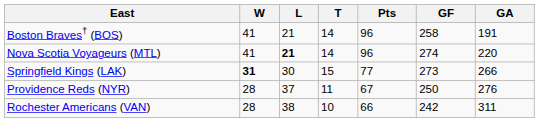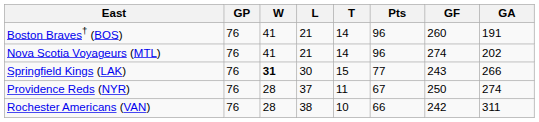+ column: (242, 13)
(429, 33) 258 -> (437, 33) 260
(288, 53) bold -> (306, 53) normal
(488, 53) 220 -> (492, 53) 202
(429, 71) 273 -> (437, 71) 243
(488, 89) 276 -> (492, 89) 274
